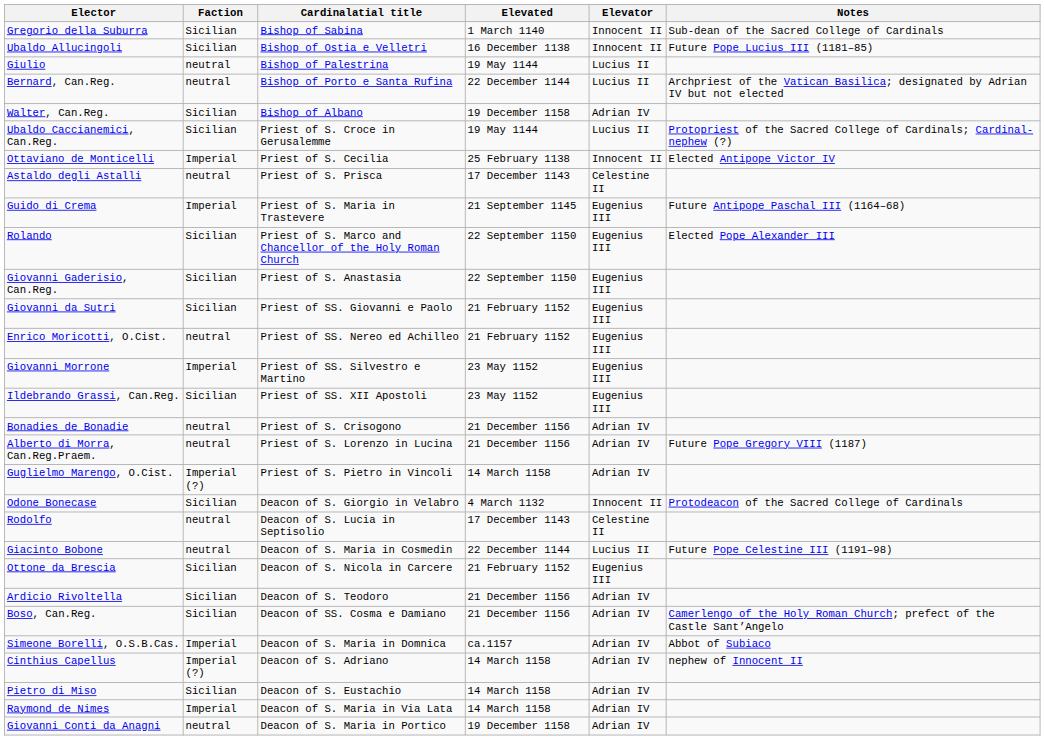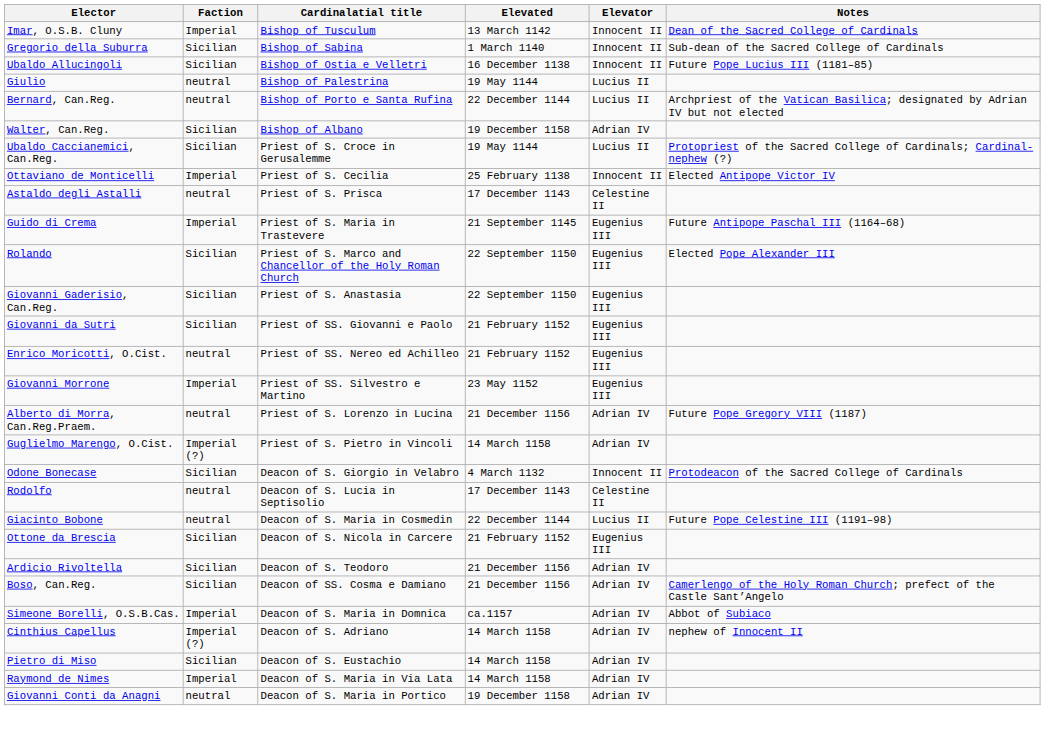+ row: (65, 30)
- row: (93, 397)
- row: (68, 426)
